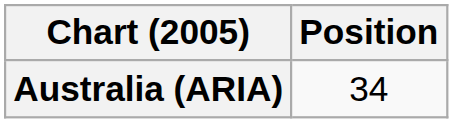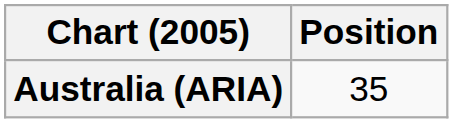(369, 88) 34 -> (369, 88) 35
